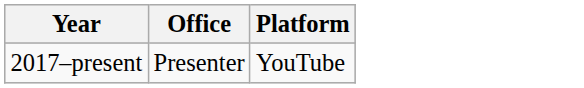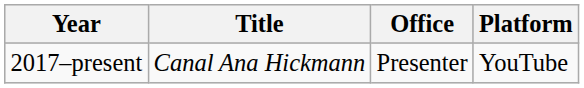+ column: (259, 23)
